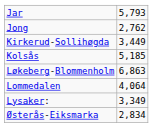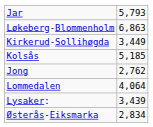rows swapped: (17, 27) <-> (60, 71)
(132, 100) 3,349 -> (132, 100) 3,439
